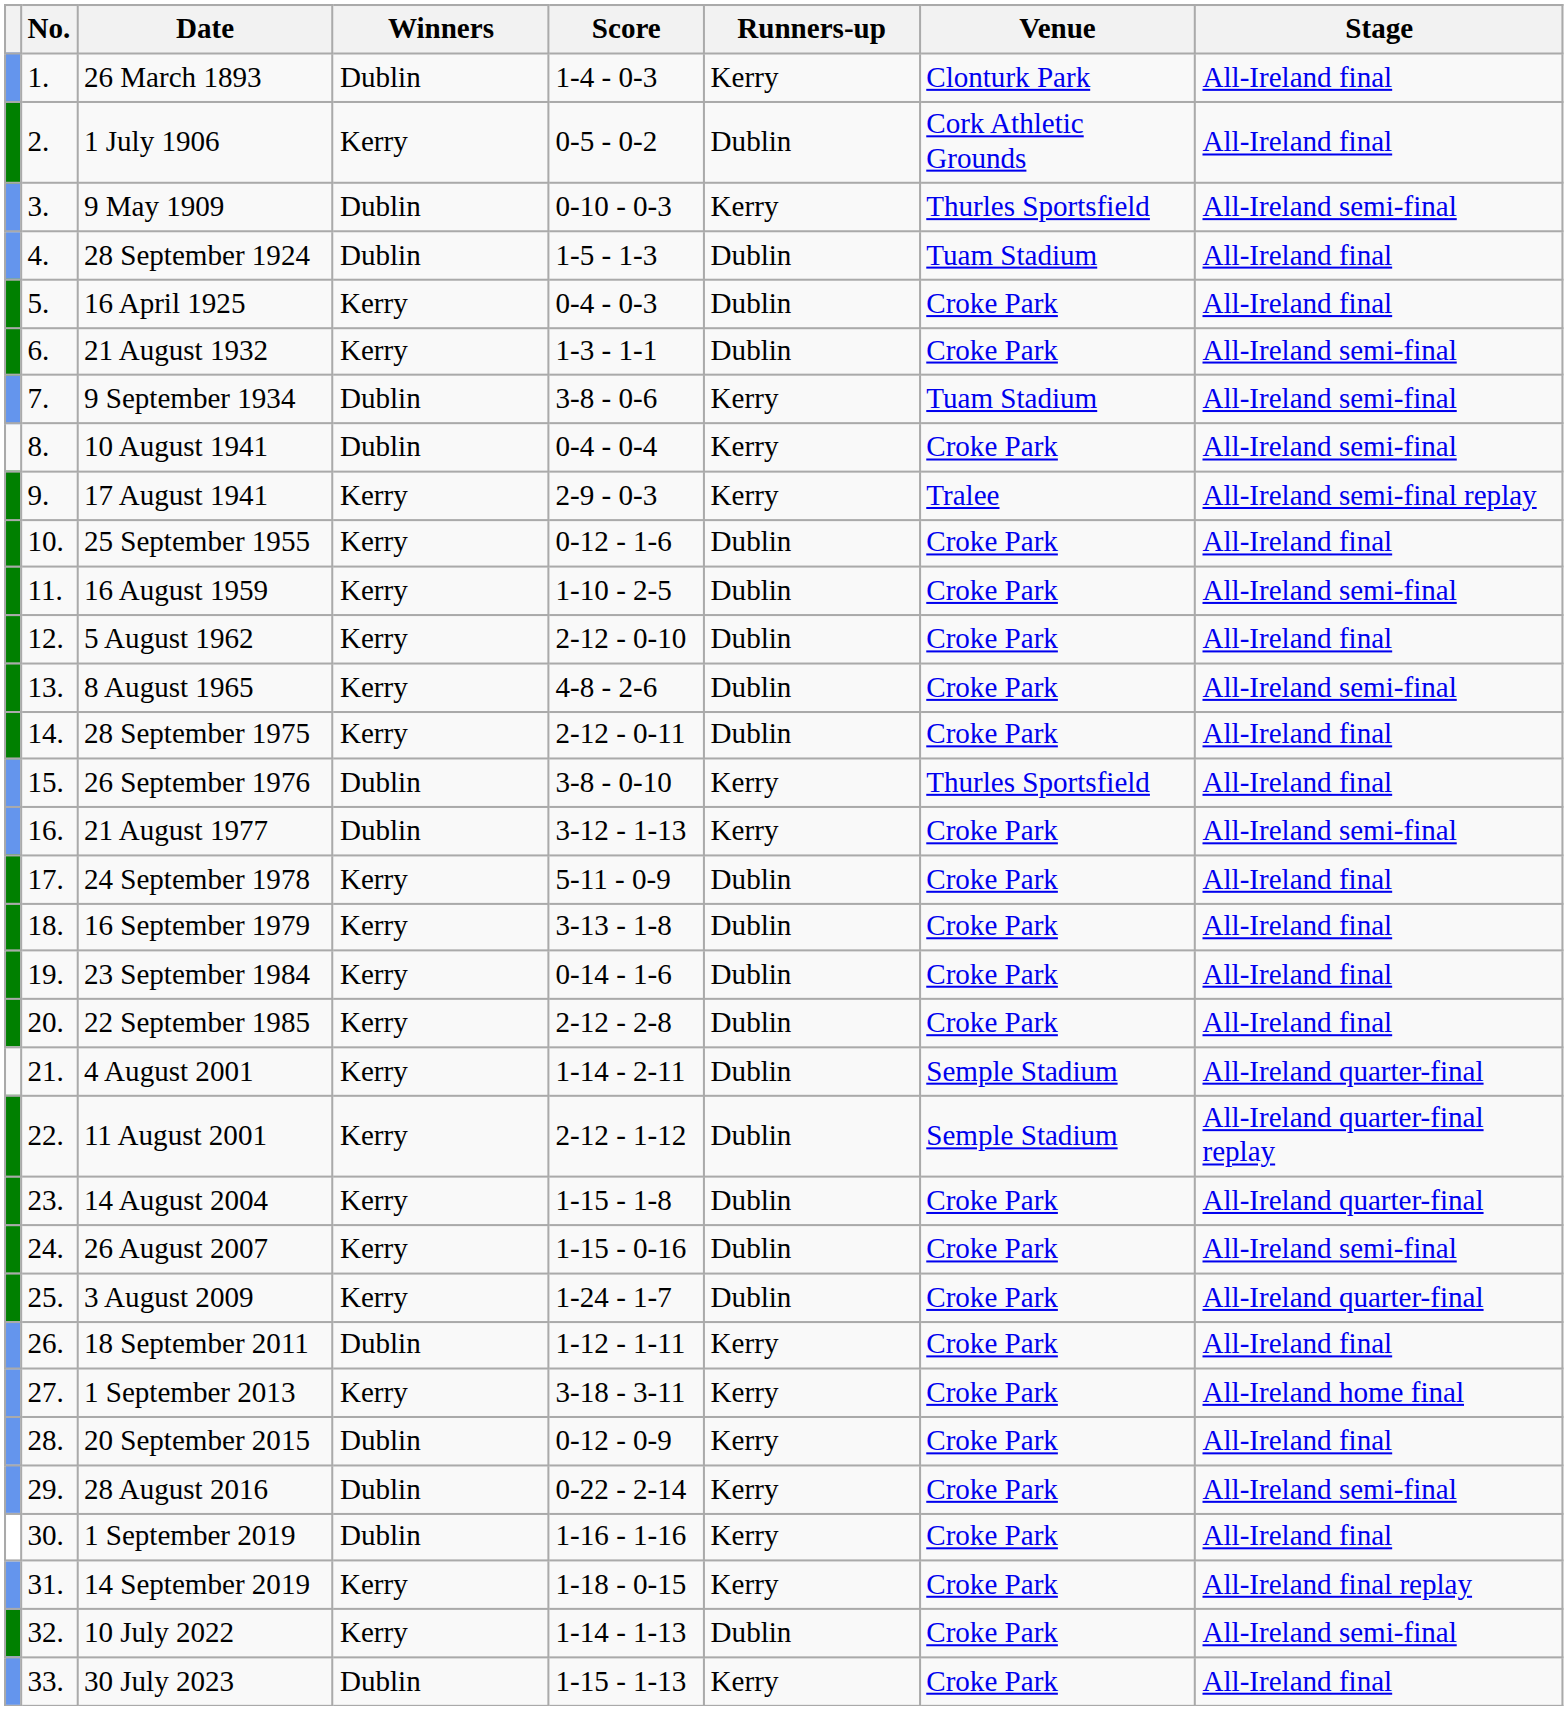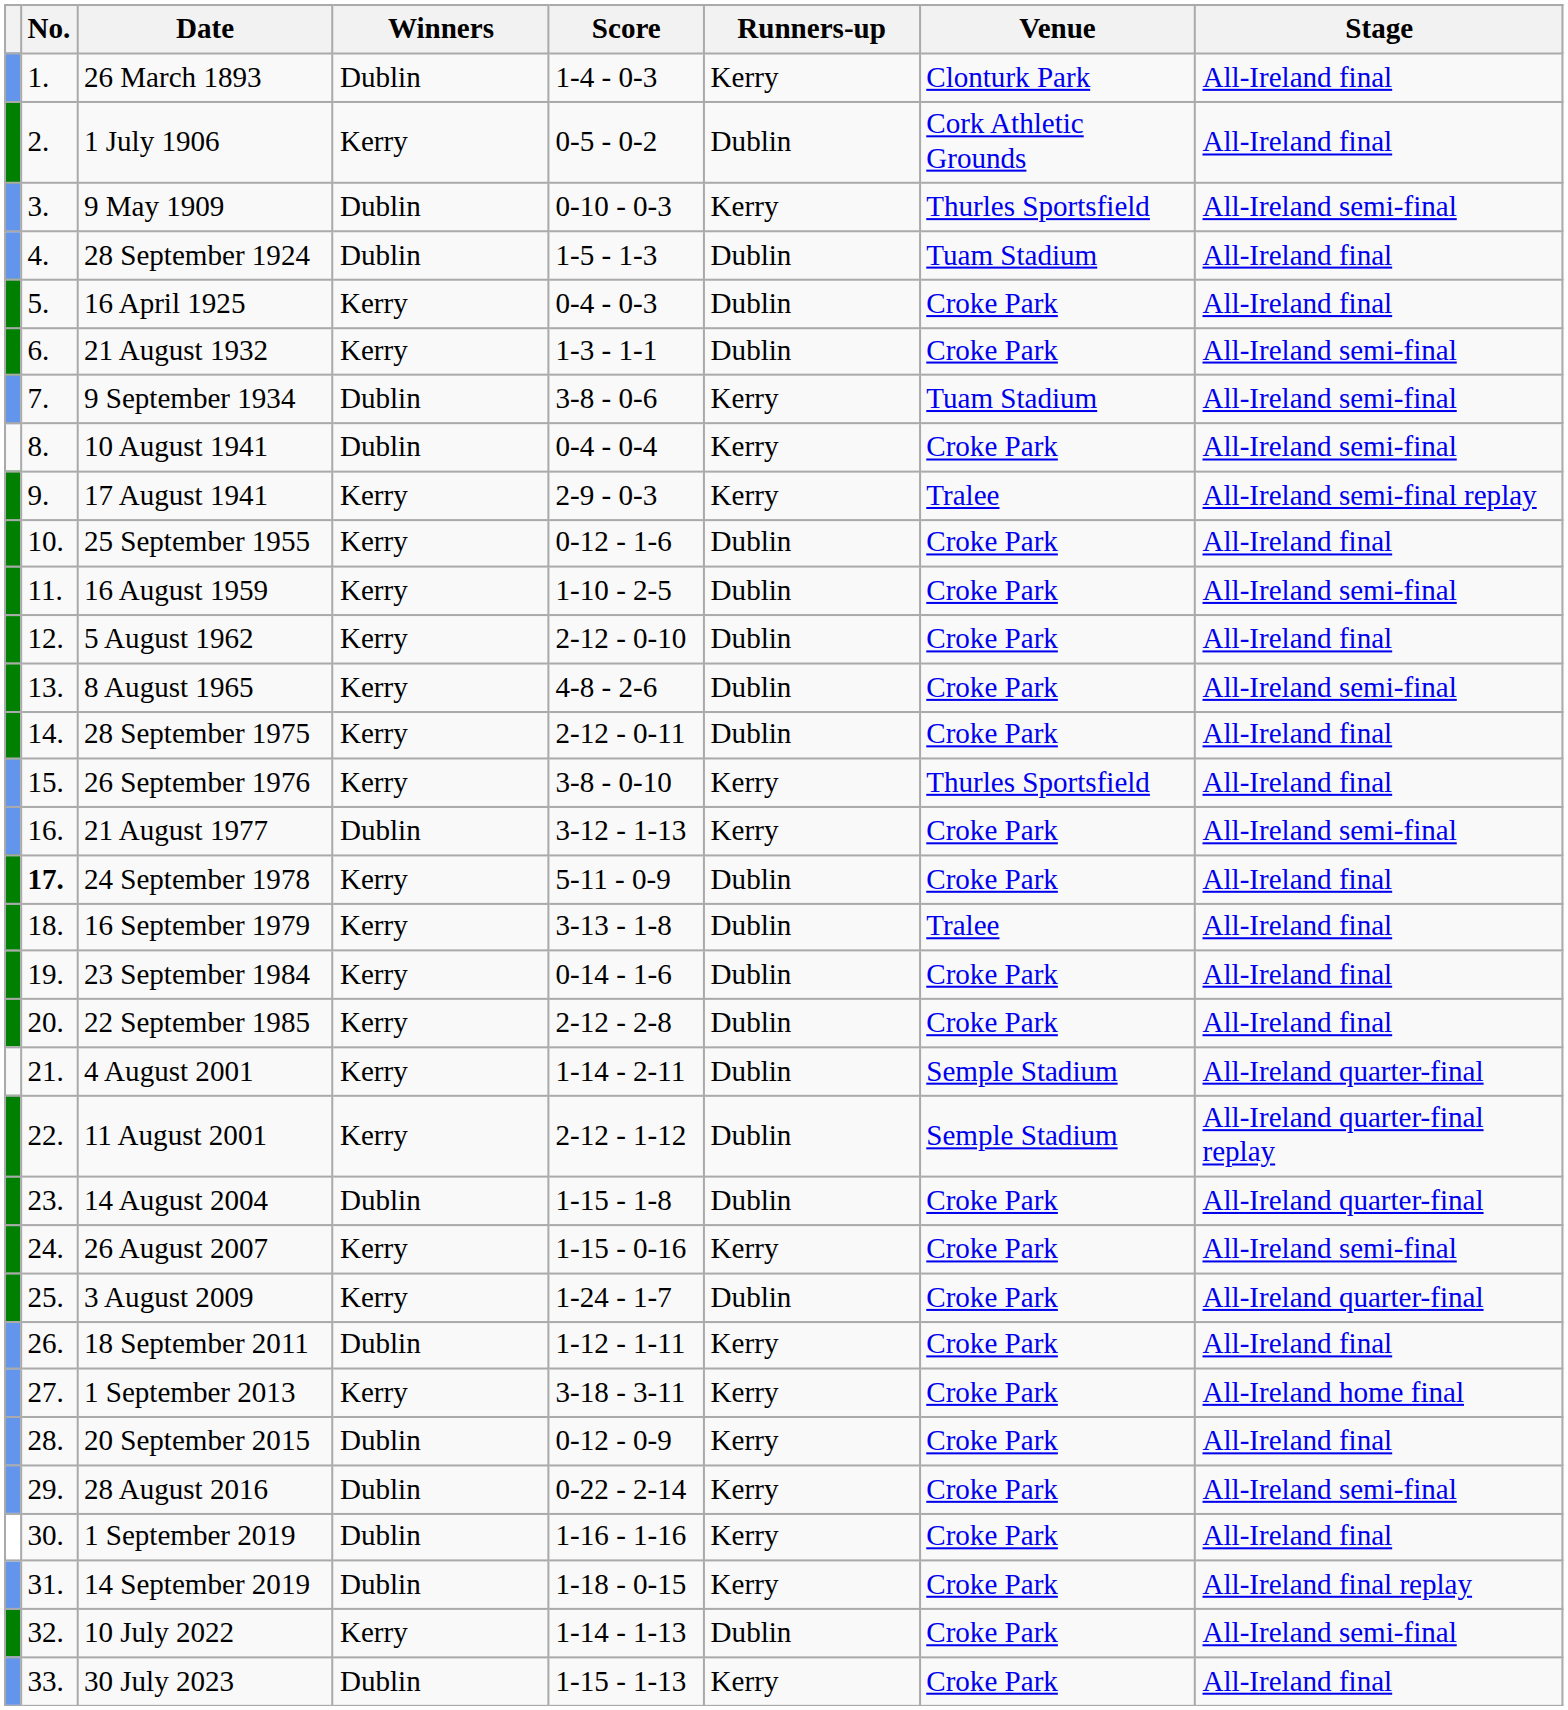(380, 782) Dublin -> (374, 782) Kerry
(46, 878) normal -> (46, 878) bold
(992, 926) Croke Park -> (963, 926) Tralee
(374, 1200) Kerry -> (380, 1200) Dublin
(751, 1248) Dublin -> (745, 1248) Kerry
(374, 1584) Kerry -> (380, 1584) Dublin
